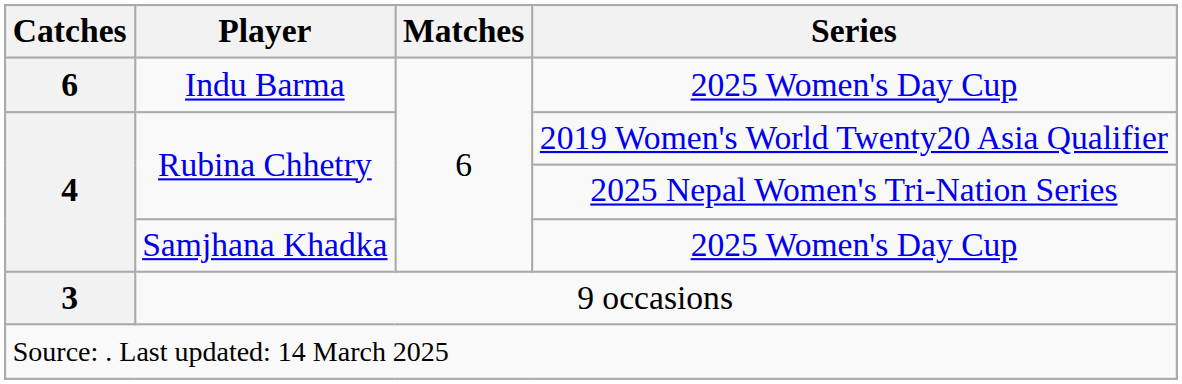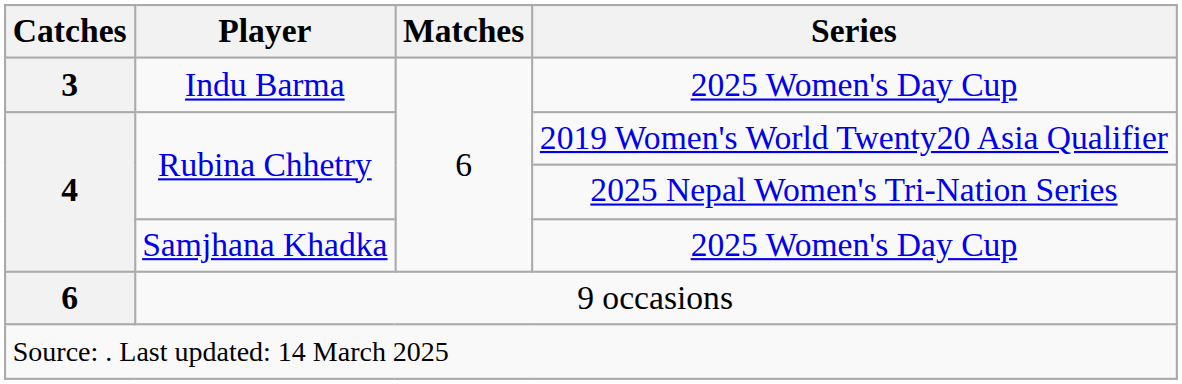(70, 84) 6 -> (70, 84) 3
(70, 297) 3 -> (70, 297) 6
